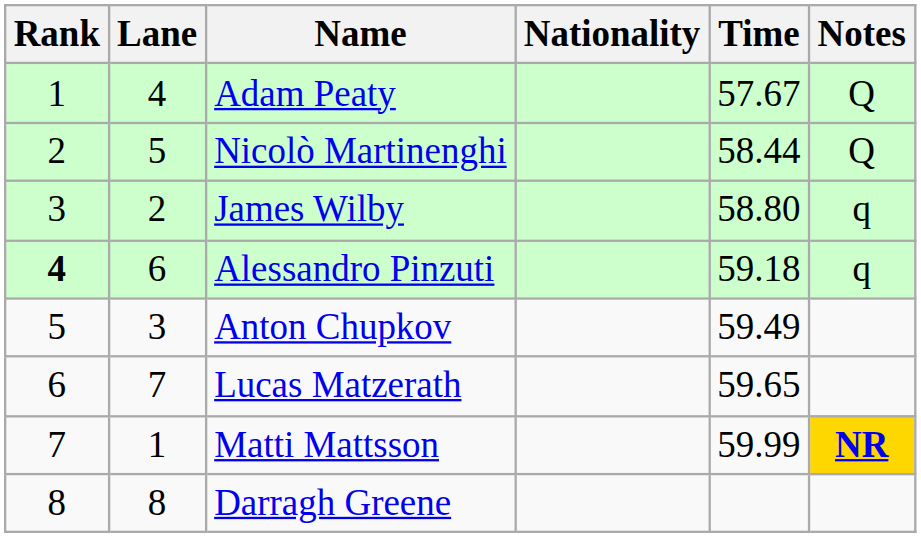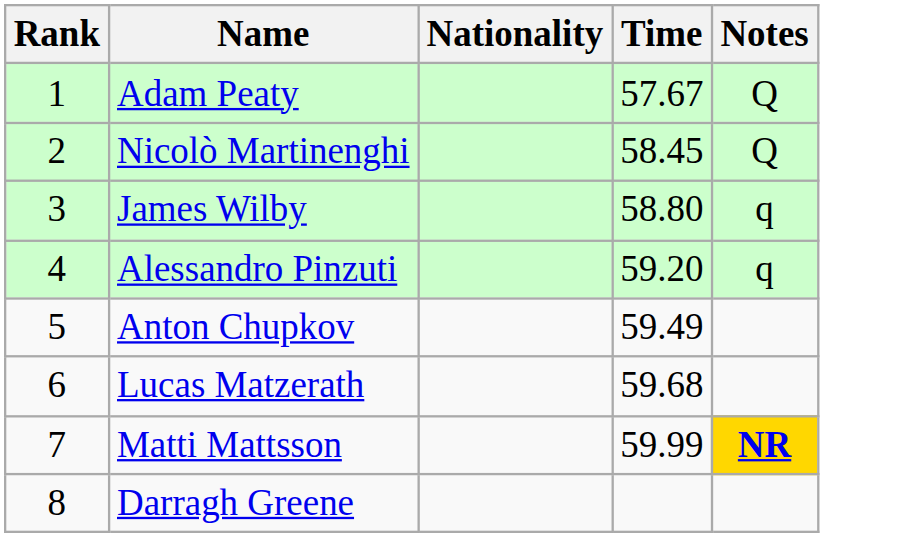- column: (157, 33)
(759, 151) 58.44 -> (662, 151) 58.45
(57, 268) bold -> (57, 268) normal
(759, 268) 59.18 -> (662, 268) 59.20
(759, 385) 59.65 -> (662, 385) 59.68
